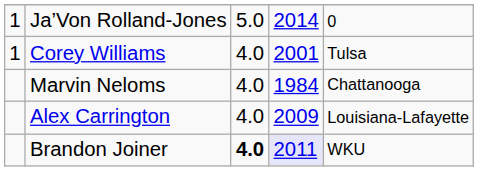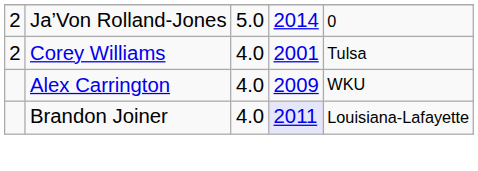(15, 20) 1 -> (15, 20) 2
(15, 52) 1 -> (15, 52) 2
- row: (98, 85)
(398, 117) Louisiana-Lafayette -> (346, 85) WKU
(250, 149) bold -> (250, 117) normal
(346, 150) WKU -> (398, 117) Louisiana-Lafayette
